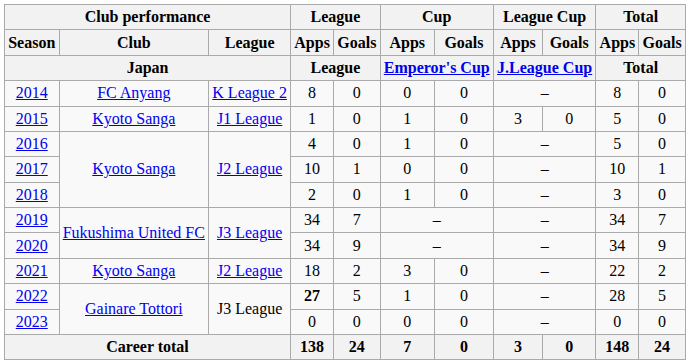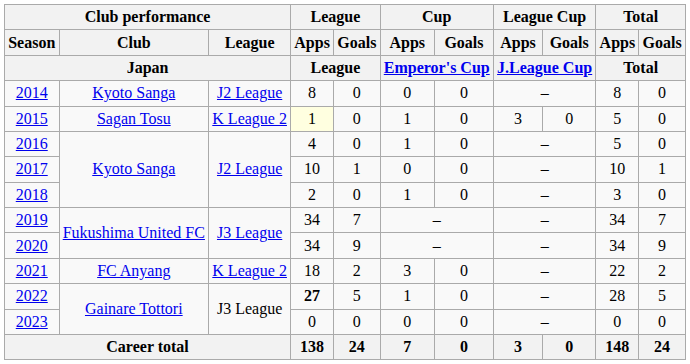(134, 93) FC Anyang -> (134, 93) Kyoto Sanga
(250, 93) K League 2 -> (250, 93) J2 League
(134, 118) Kyoto Sanga -> (134, 118) Sagan Tosu
(250, 118) J1 League -> (250, 118) K League 2
(312, 118) no background -> (312, 118) lightyellow background
(134, 270) Kyoto Sanga -> (134, 270) FC Anyang
(250, 270) J2 League -> (250, 270) K League 2
